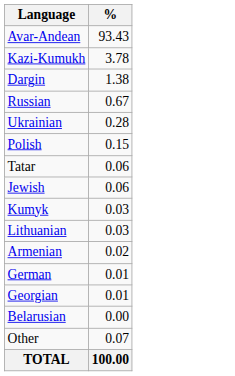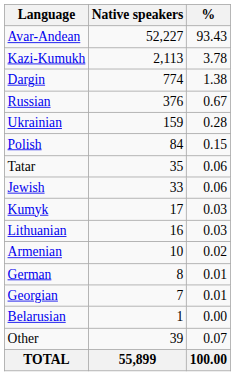+ column: (138, 15)
